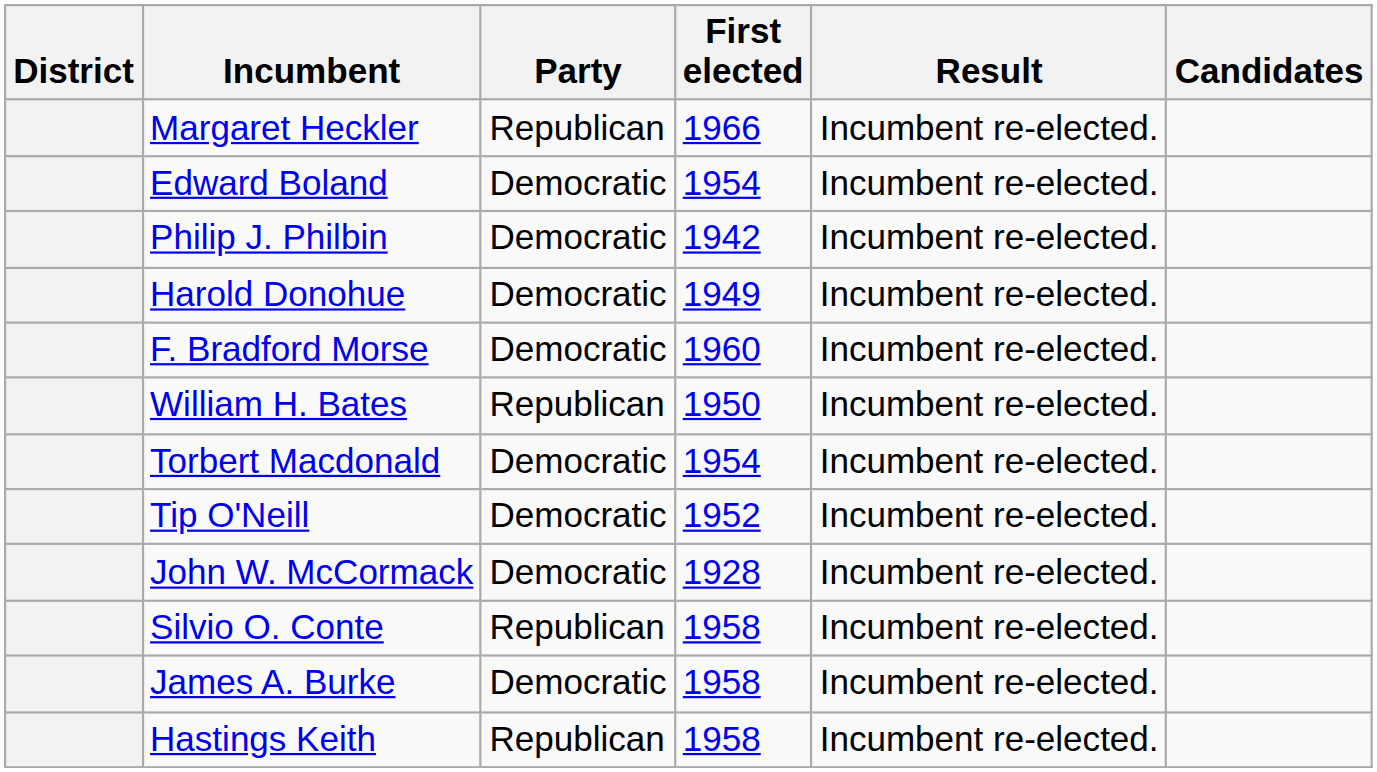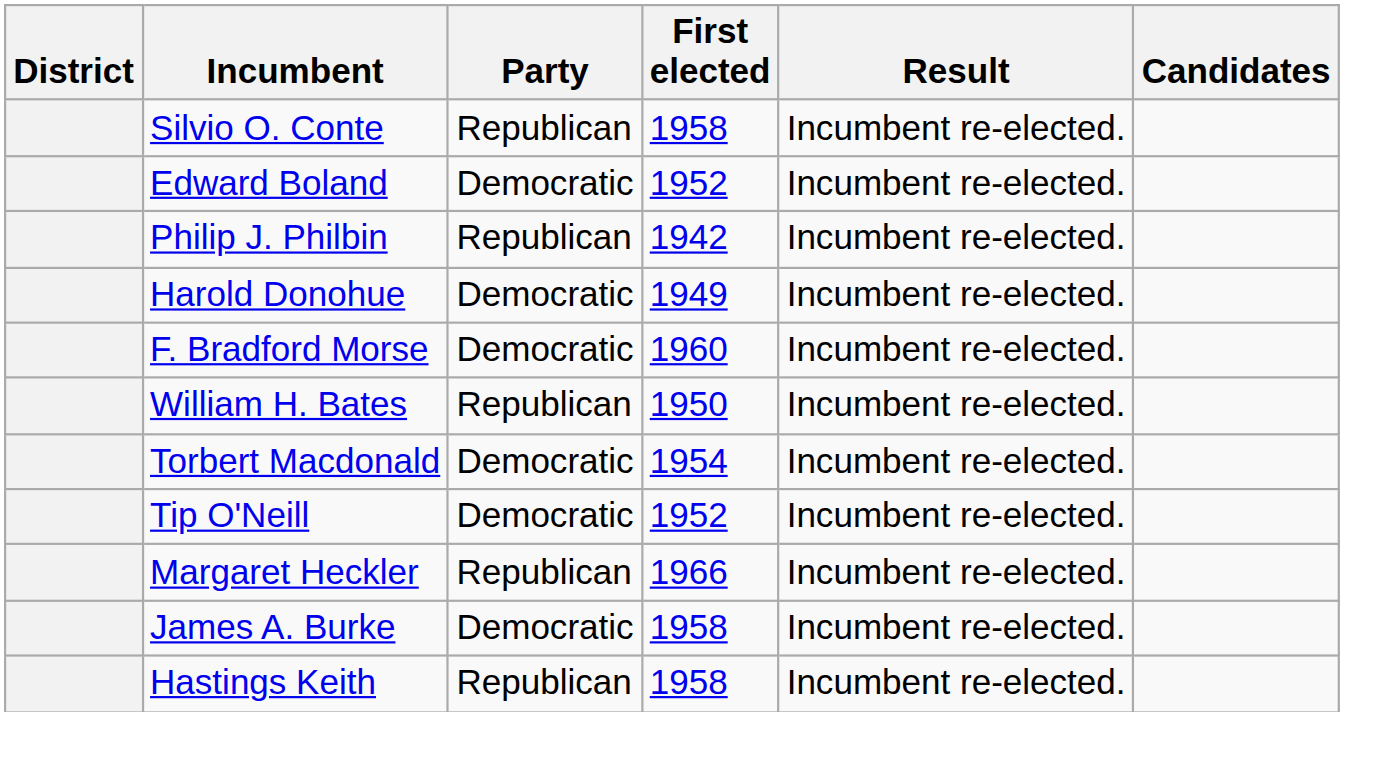rows swapped: (267, 627) <-> (284, 127)
(722, 182) 1954 -> (689, 182) 1952
(578, 238) Democratic -> (544, 238) Republican
- row: (312, 571)
